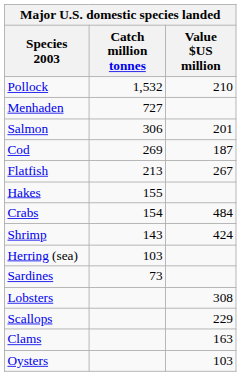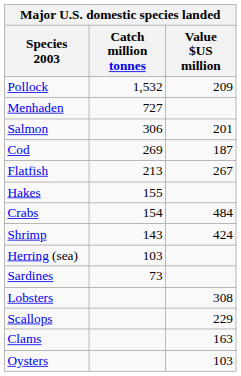(223, 87) 210 -> (223, 87) 209
